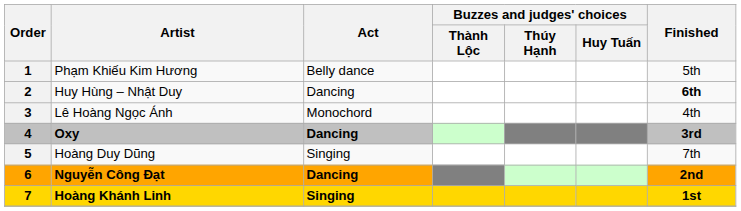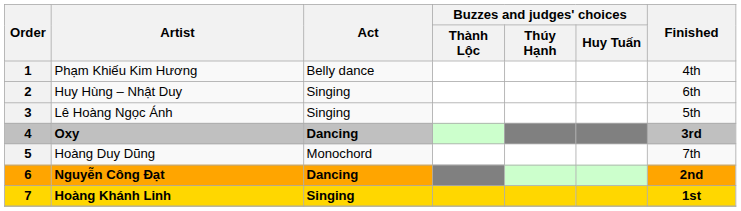(692, 71) 5th -> (692, 71) 4th
(331, 92) Dancing -> (328, 92) Singing
(692, 92) bold -> (692, 92) normal
(339, 112) Monochord -> (328, 112) Singing
(692, 112) 4th -> (692, 112) 5th
(328, 154) Singing -> (339, 154) Monochord
